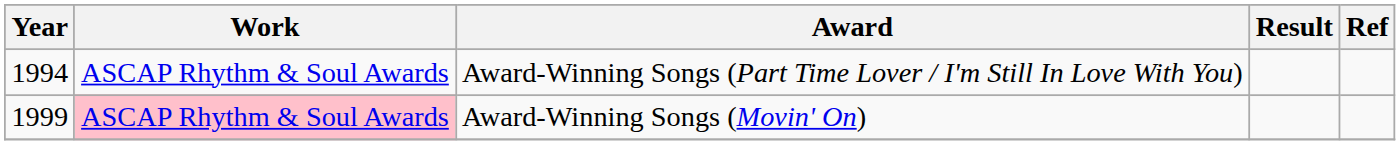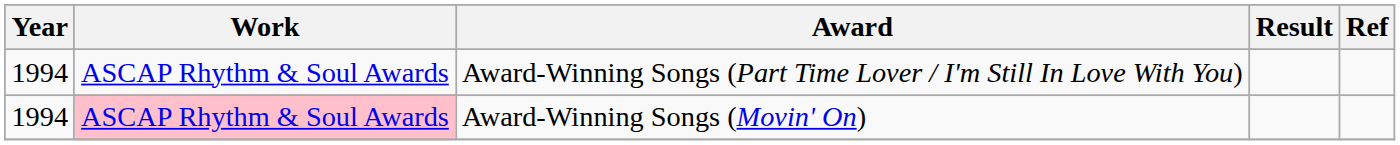(40, 116) 1999 -> (40, 116) 1994
